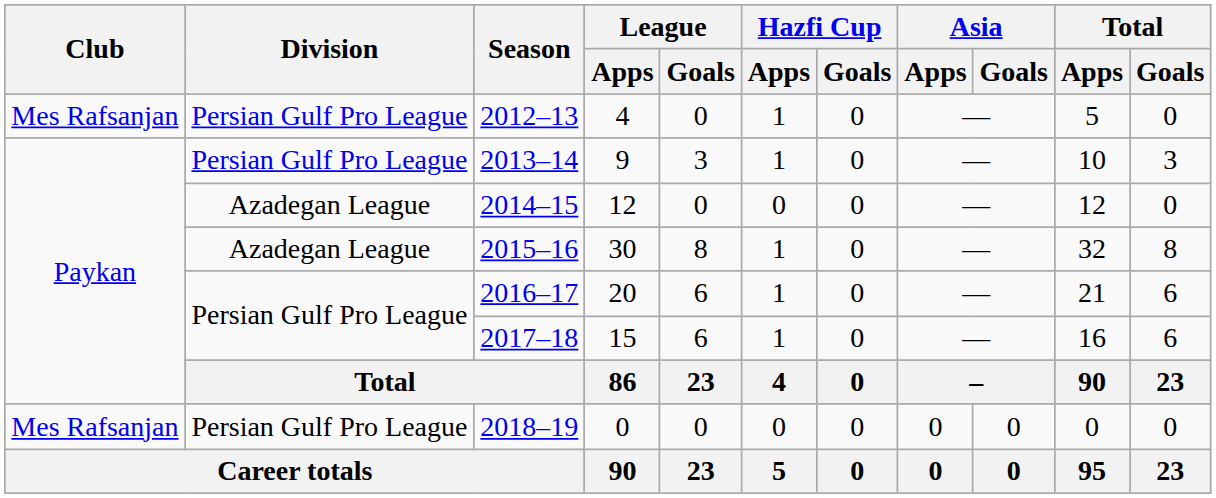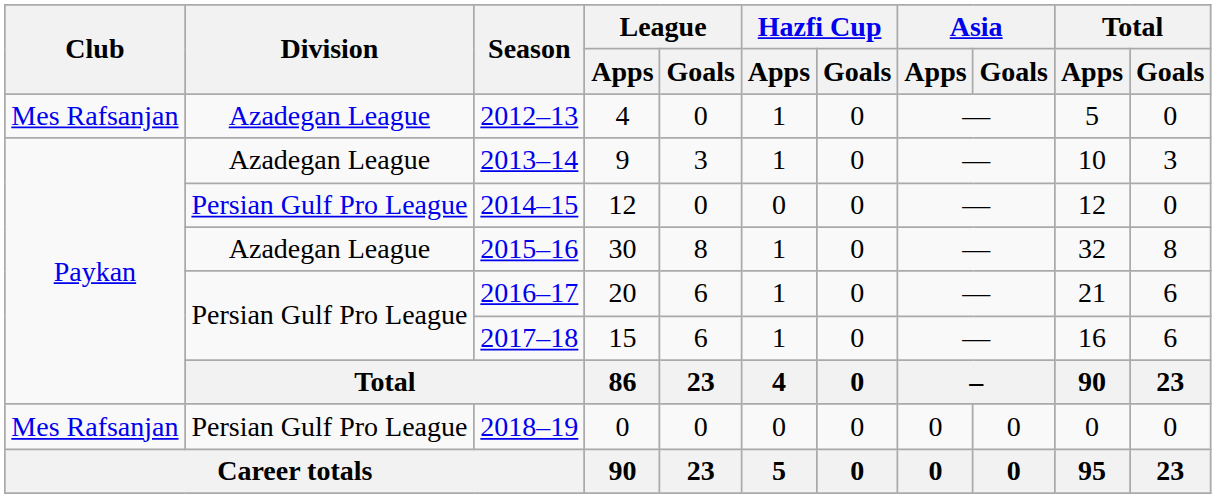(329, 115) Persian Gulf Pro League -> (329, 115) Azadegan League
(329, 159) Persian Gulf Pro League -> (329, 159) Azadegan League
(329, 204) Azadegan League -> (329, 204) Persian Gulf Pro League
